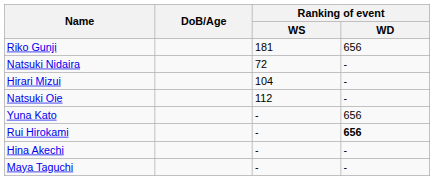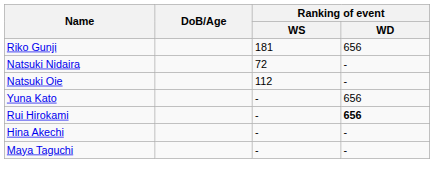- row: (34, 81)
